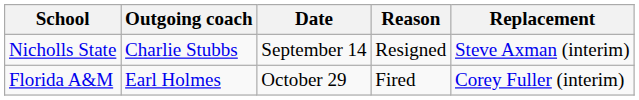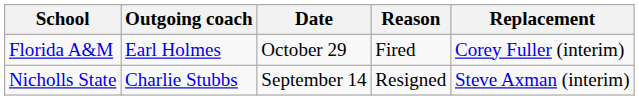rows swapped: (63, 49) <-> (61, 79)
